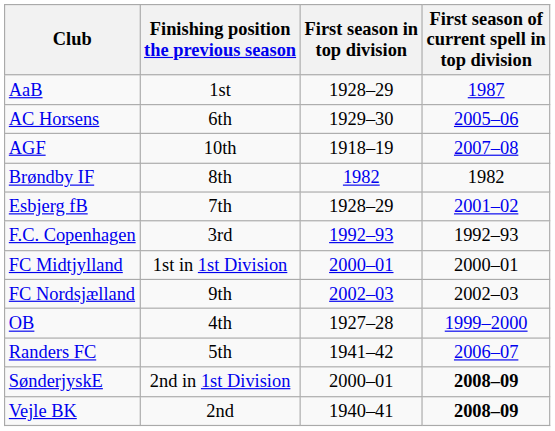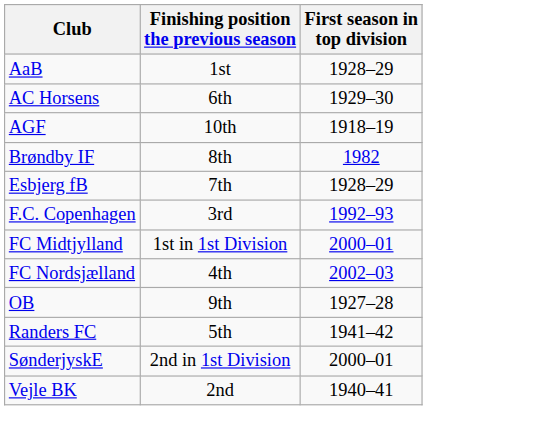- column: (486, 39)
(220, 293) 9th -> (220, 273) 4th
(220, 323) 4th -> (220, 302) 9th
